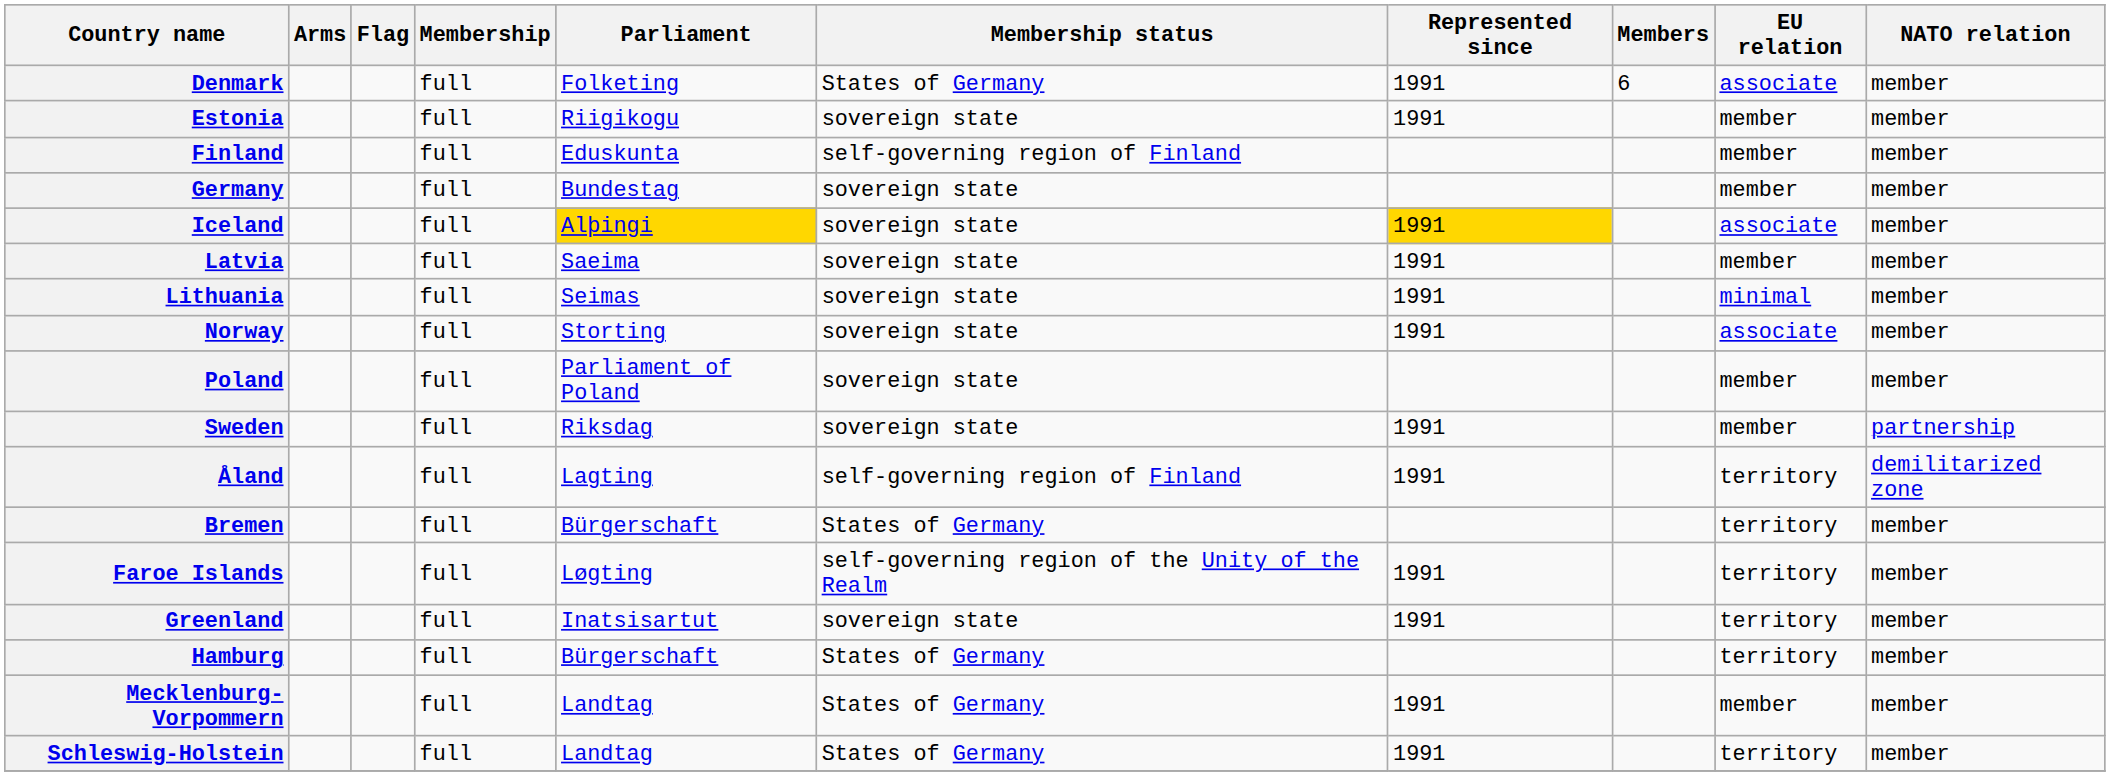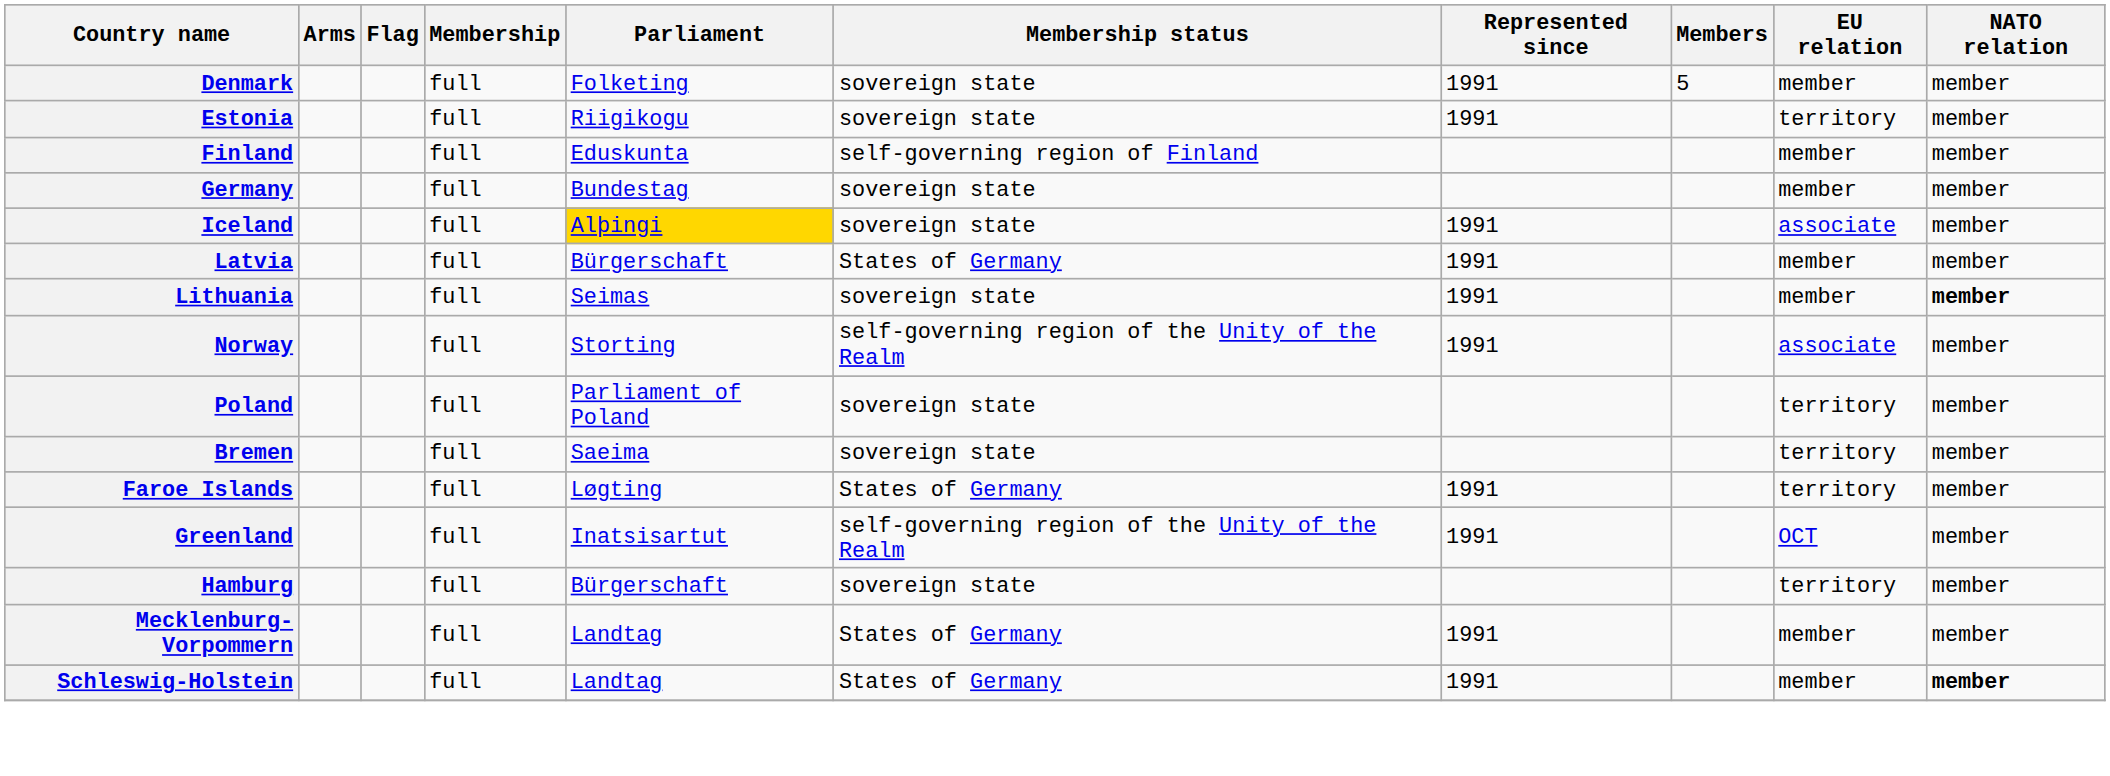(933, 83) States of Germany -> (937, 83) sovereign state
(1624, 83) 6 -> (1683, 83) 5
(1778, 83) associate -> (1818, 83) member
(1759, 119) member -> (1837, 119) territory
(1419, 226) gold background -> (1472, 226) no background
(600, 261) Saeima -> (649, 261) Bürgerschaft
(920, 261) sovereign state -> (950, 261) States of Germany
(1765, 297) minimal -> (1818, 297) member
(1910, 297) normal -> (1971, 297) bold
(920, 333) sovereign state -> (1108, 345) self-governing region of the Unity of the Realm
(1759, 381) member -> (1837, 406) territory
- row: (244, 429)
- row: (251, 477)
(640, 525) Bürgerschaft -> (610, 454) Saeima
(933, 525) States of Germany -> (937, 454) sovereign state
(1090, 574) self-governing region of the Unity of the Realm -> (950, 490) States of Germany
(920, 622) sovereign state -> (1108, 538) self-governing region of the Unity of the Realm
(1778, 622) territory -> (1798, 538) OCT
(933, 657) States of Germany -> (937, 586) sovereign state
(1778, 754) territory -> (1818, 683) member
(1910, 754) normal -> (1971, 683) bold
